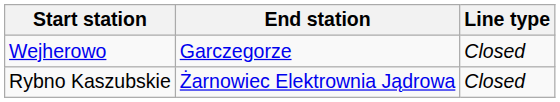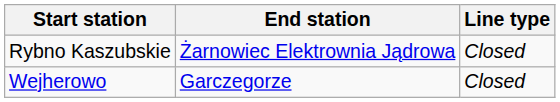rows swapped: (58, 50) <-> (90, 81)
